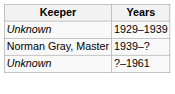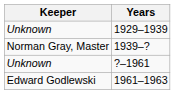+ row: (141, 81)
